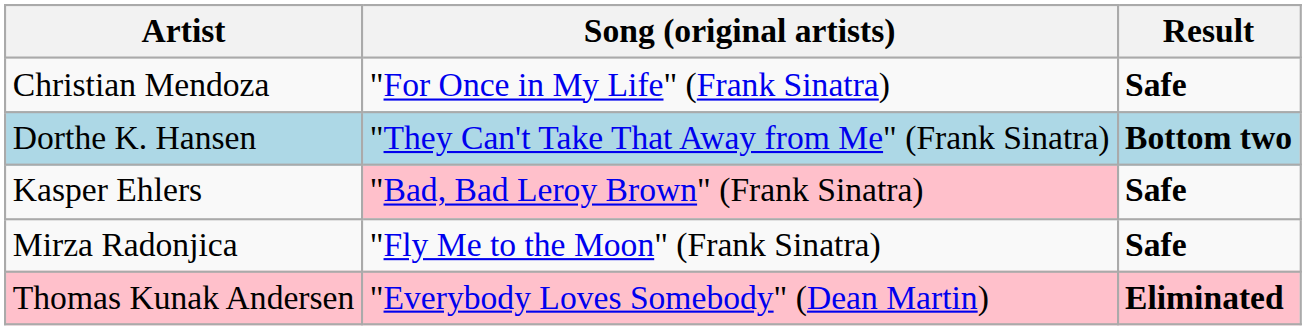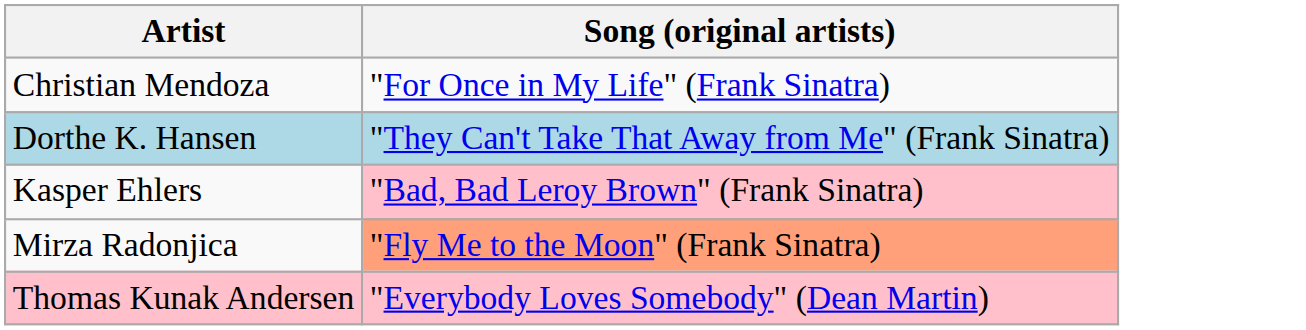- column: (1209, 31)
(625, 244) no background -> (625, 244) lightsalmon background
